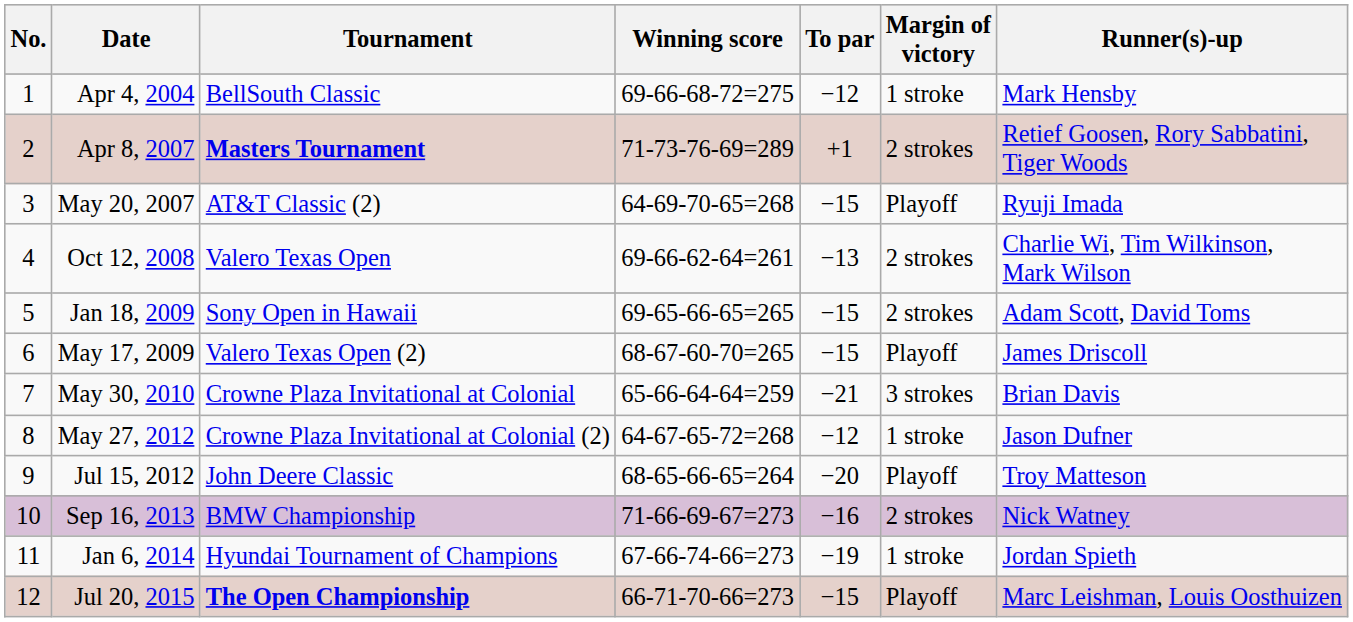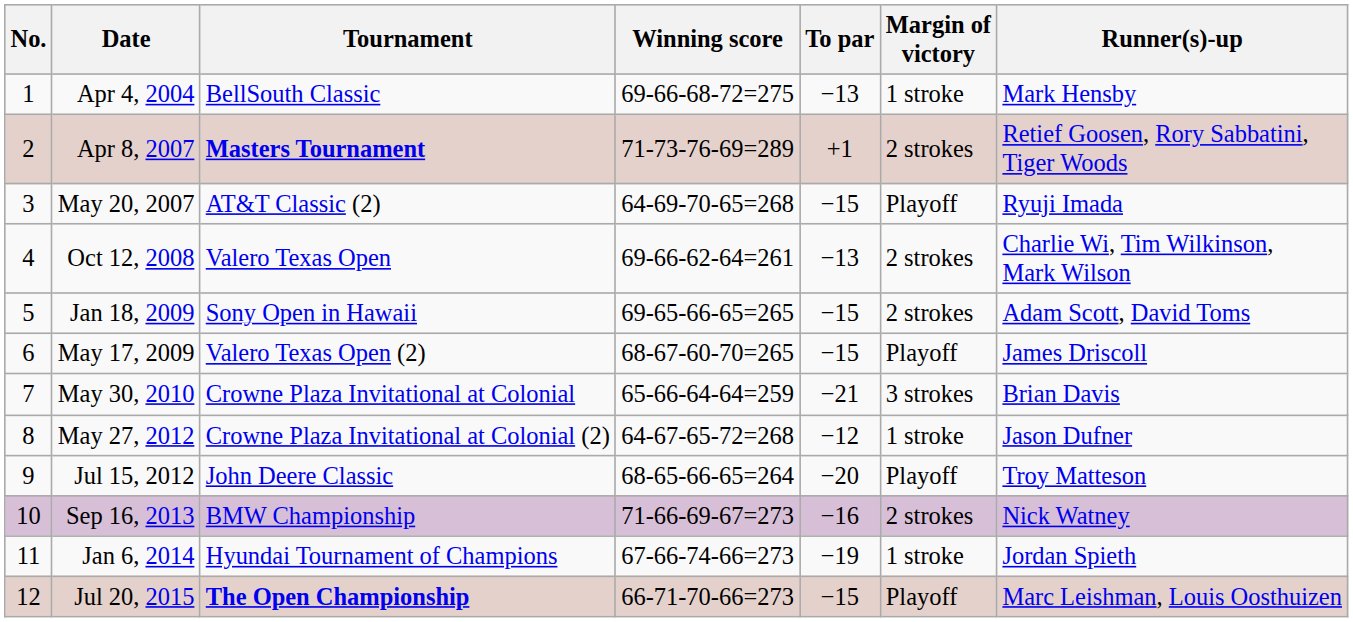(840, 94) −12 -> (840, 94) −13
